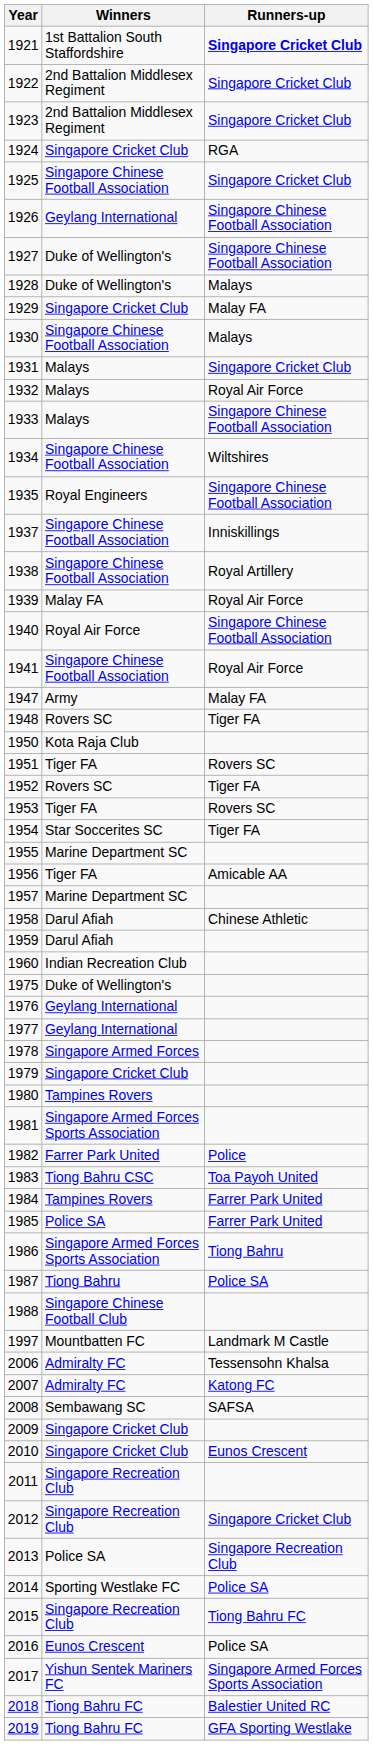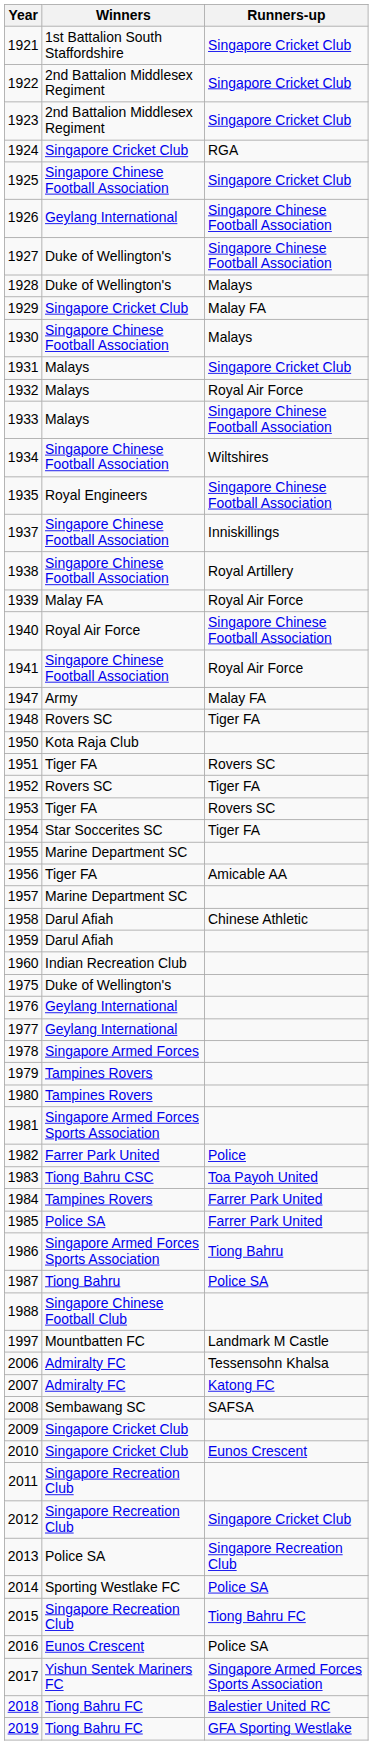(285, 45) bold -> (280, 45) normal
(117, 1073) Singapore Cricket Club -> (99, 1073) Tampines Rovers
